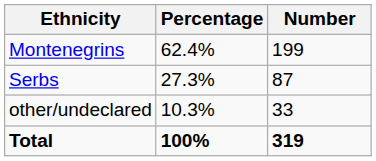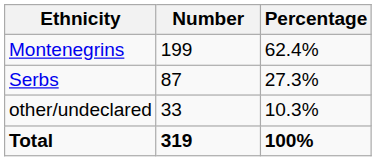columns swapped: (320, 19) <-> (212, 19)
